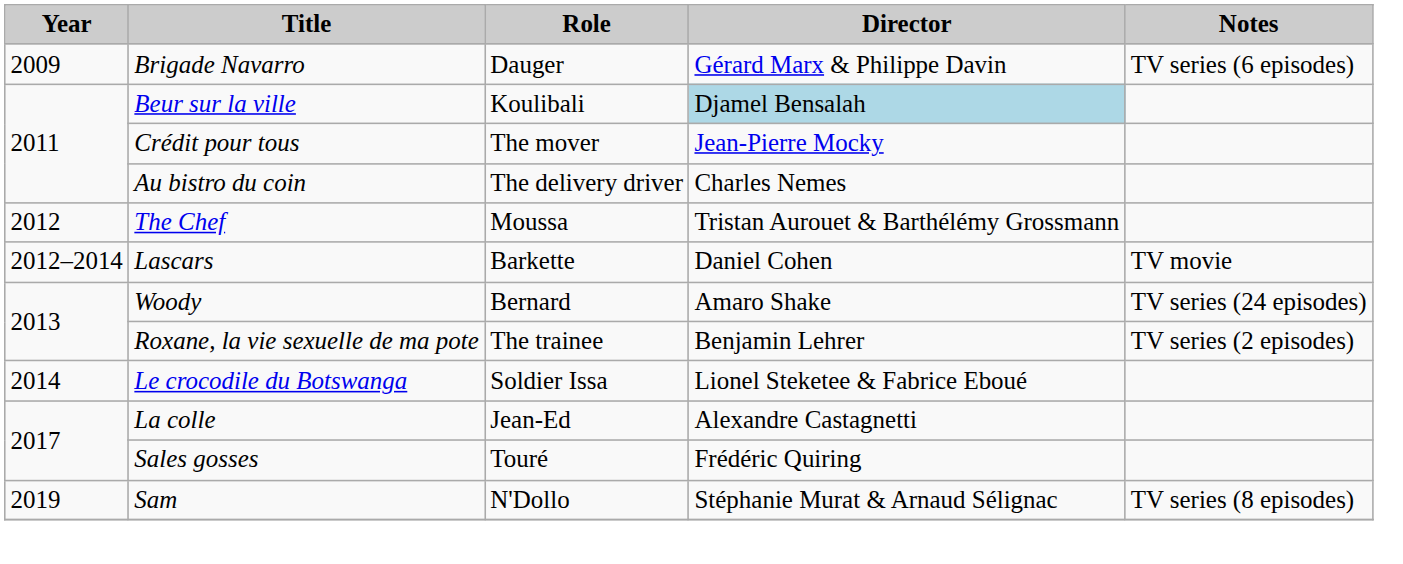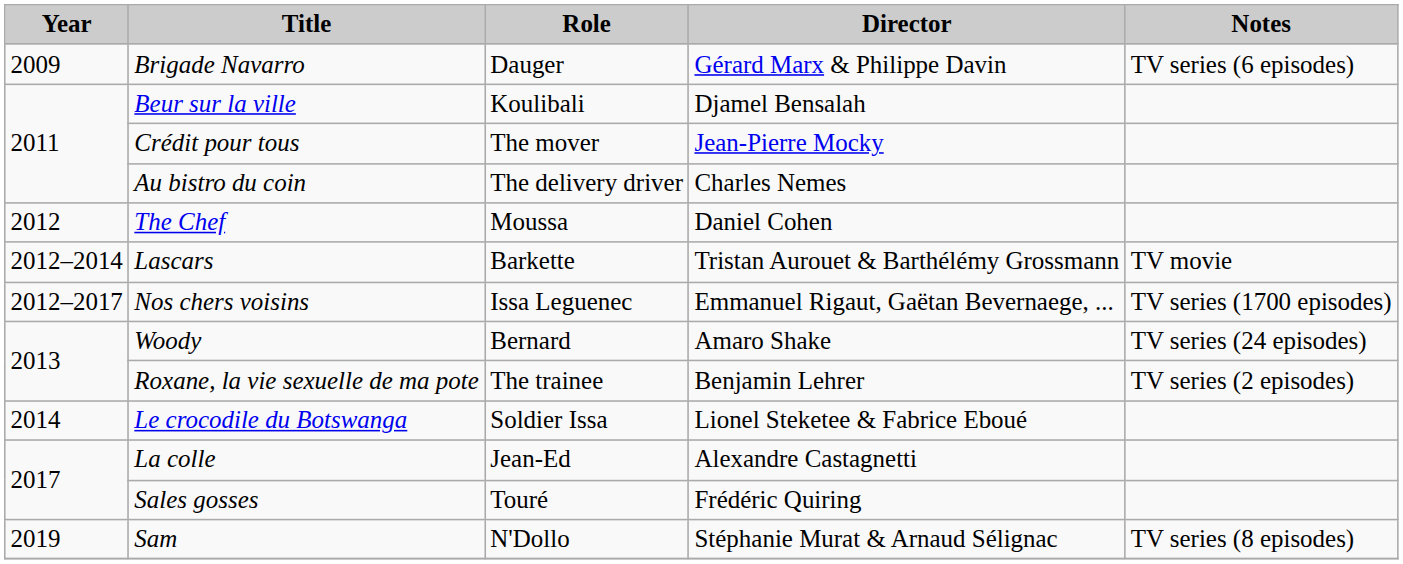(780, 103) lightblue background -> (780, 103) no background
(907, 222) Tristan Aurouet & Barthélémy Grossmann -> (763, 222) Daniel Cohen
(763, 261) Daniel Cohen -> (907, 261) Tristan Aurouet & Barthélémy Grossmann
+ row: (222, 301)
